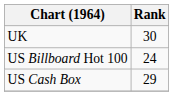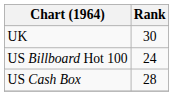(150, 79) 29 -> (150, 79) 28
